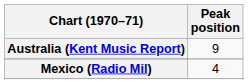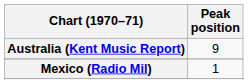(215, 68) 4 -> (215, 68) 1
